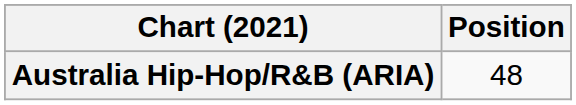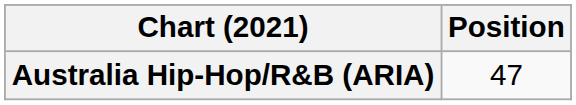(506, 74) 48 -> (506, 74) 47
